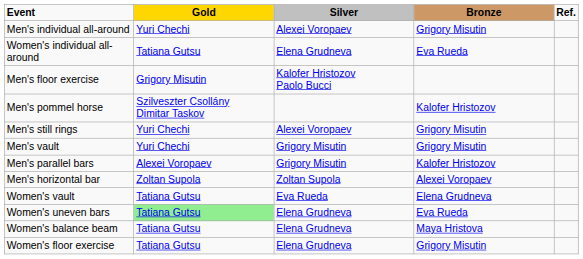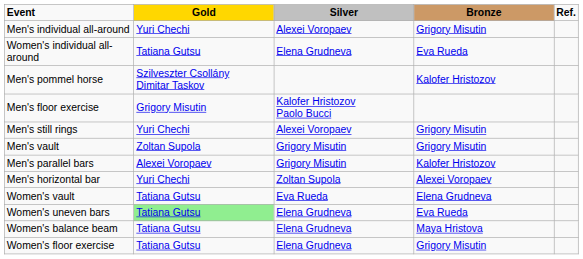rows swapped: (53, 79) <-> (55, 107)
(163, 146) Yuri Chechi -> (168, 146) Zoltan Supola
(168, 179) Zoltan Supola -> (163, 179) Yuri Chechi
